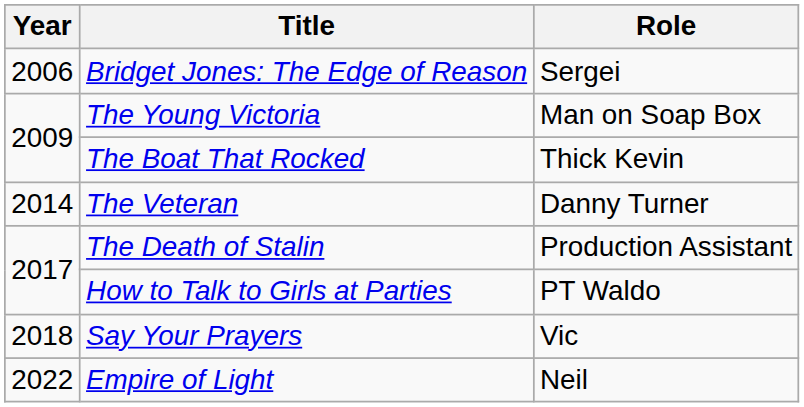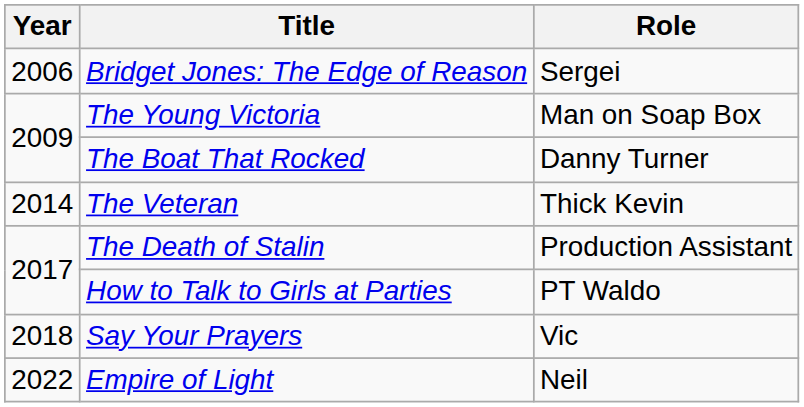(612, 159) Thick Kevin -> (624, 159) Danny Turner
(624, 203) Danny Turner -> (612, 203) Thick Kevin
